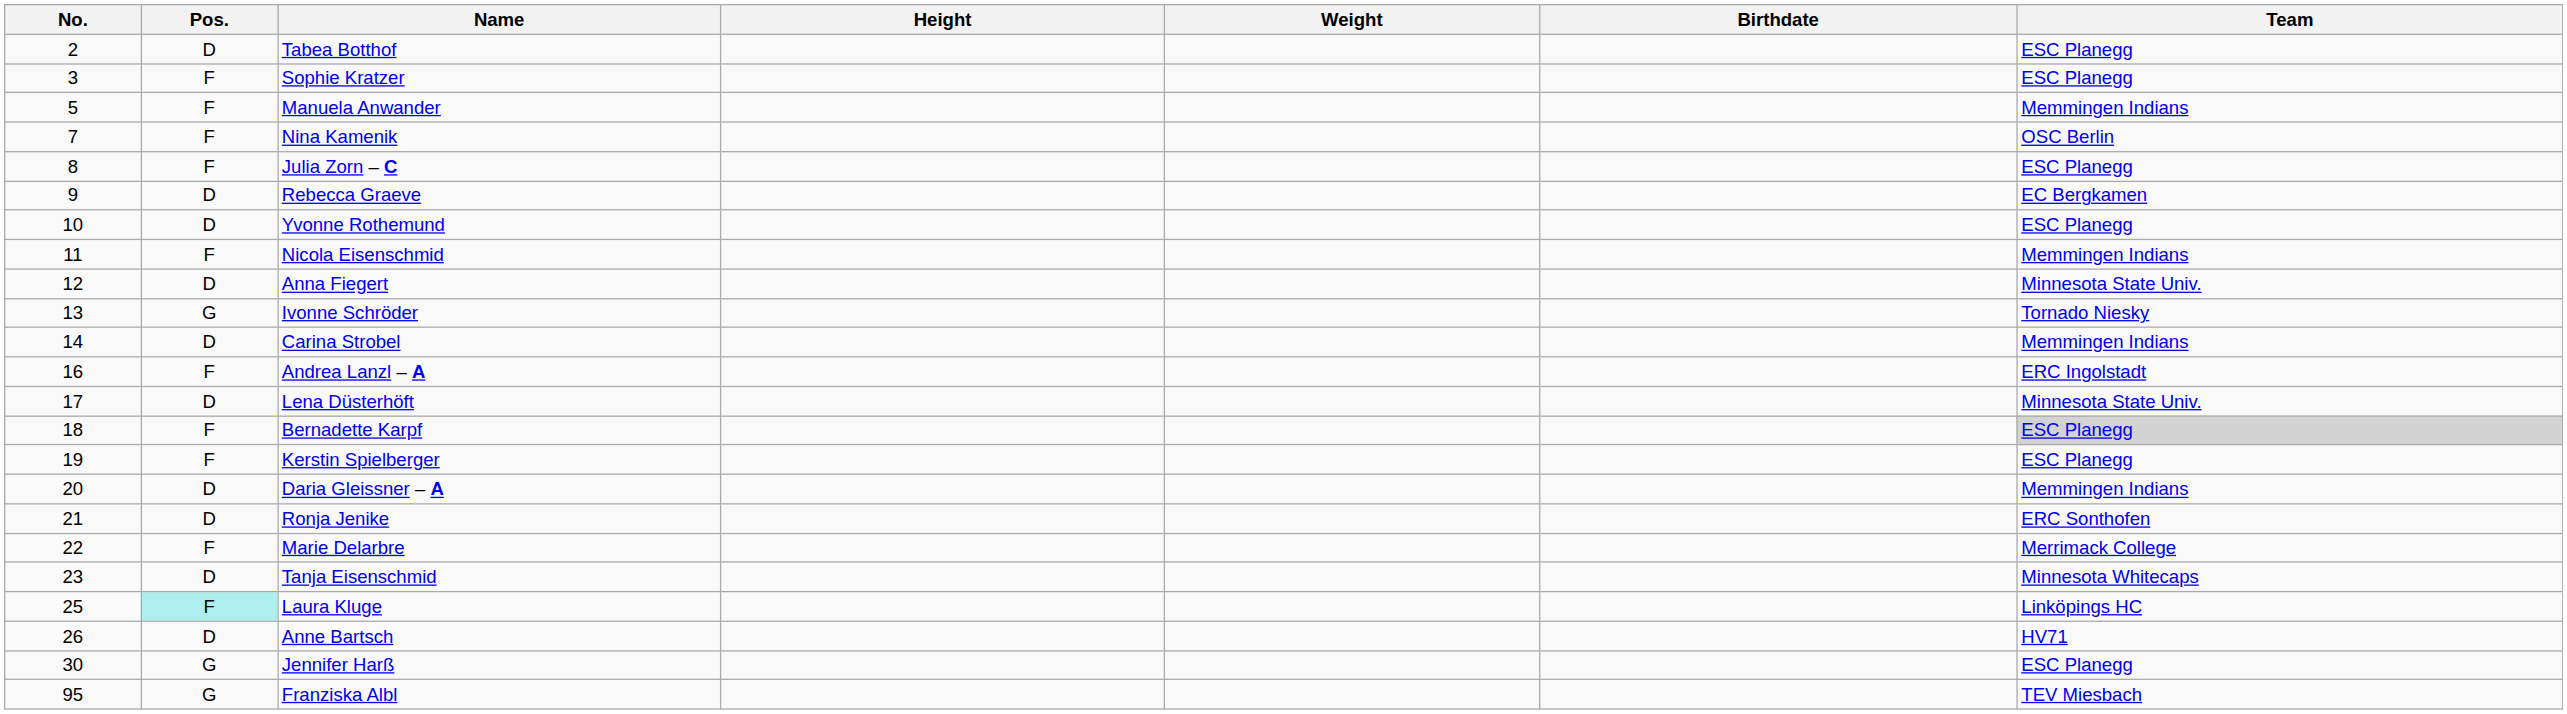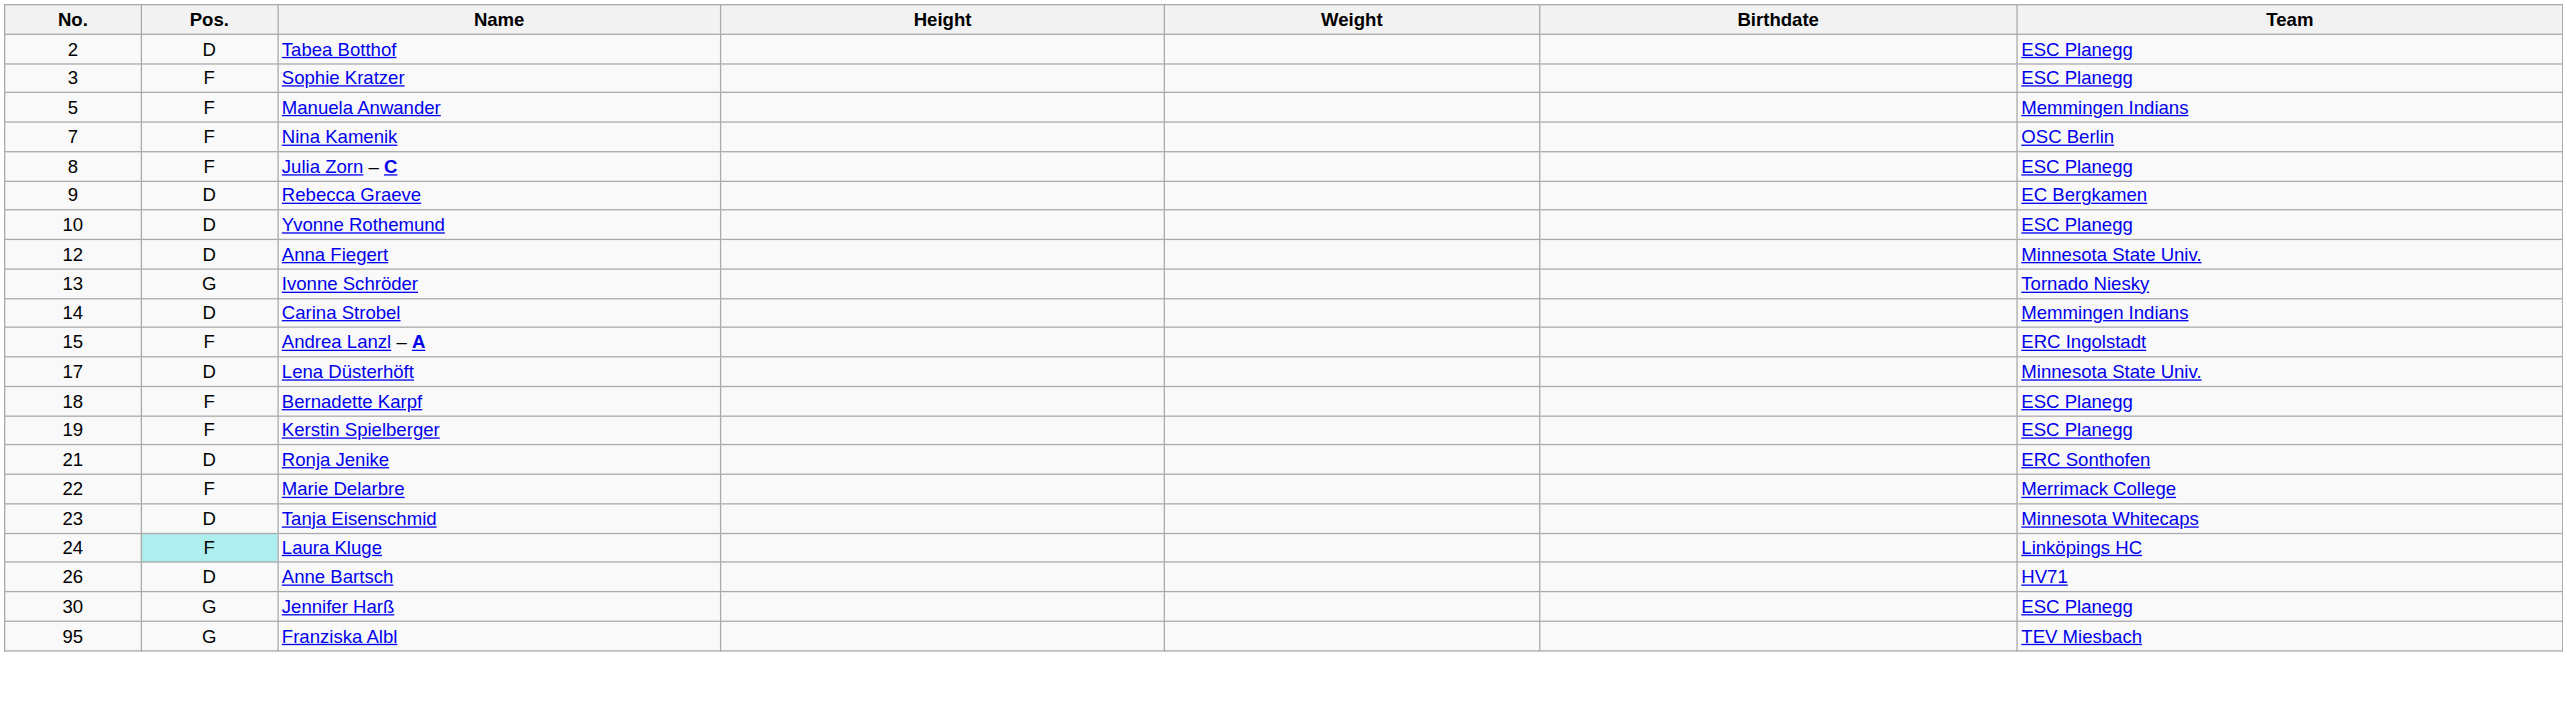- row: (363, 254)
(73, 372) 16 -> (73, 343) 15
(2077, 431) lightgrey background -> (2077, 401) no background
- row: (363, 489)
(73, 607) 25 -> (73, 548) 24
